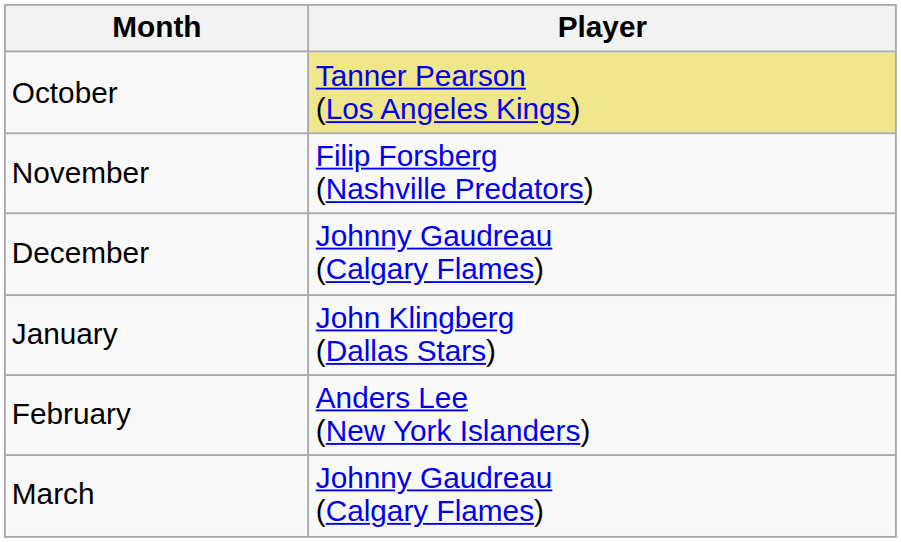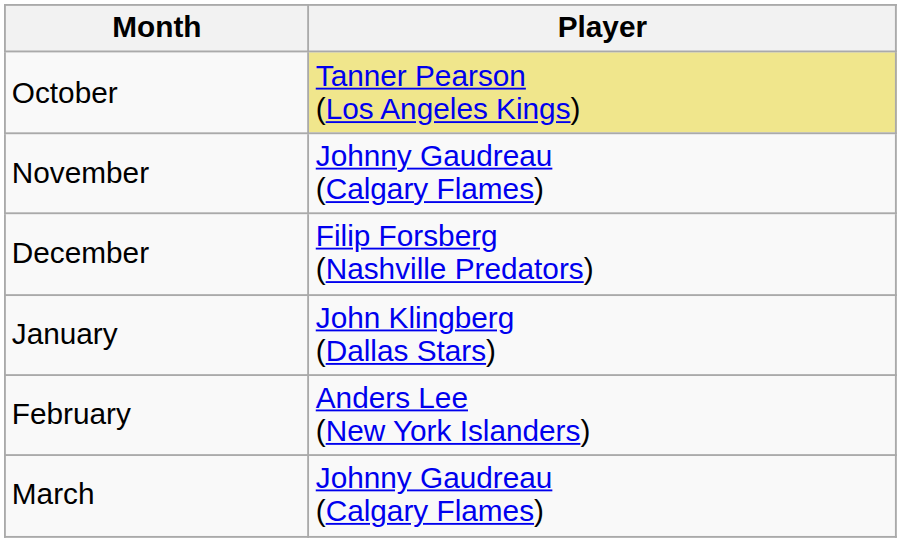(455, 172) Filip Forsberg (Nashville Predators) -> (434, 172) Johnny Gaudreau (Calgary Flames)
(434, 253) Johnny Gaudreau (Calgary Flames) -> (455, 253) Filip Forsberg (Nashville Predators)
